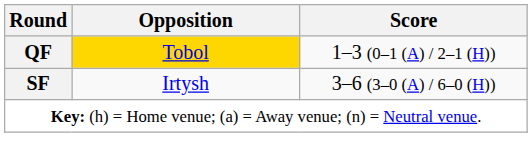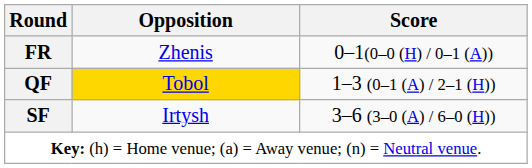+ row: (38, 52)
